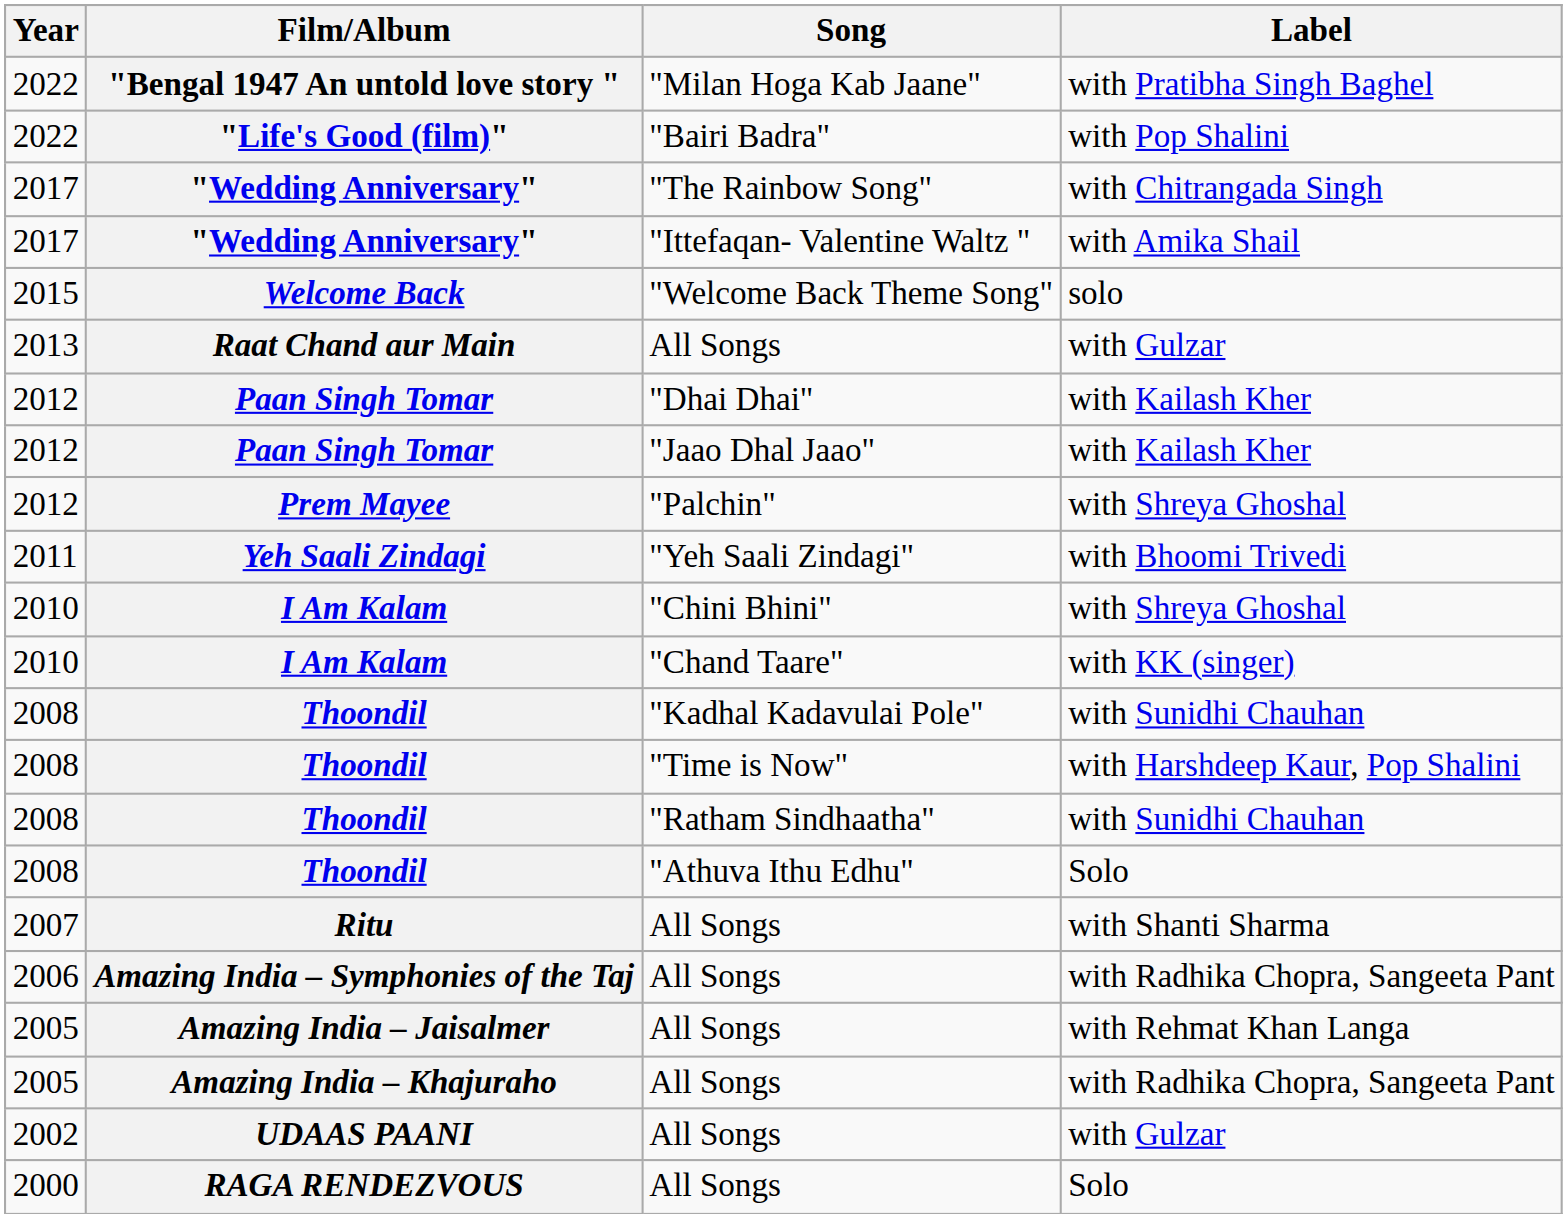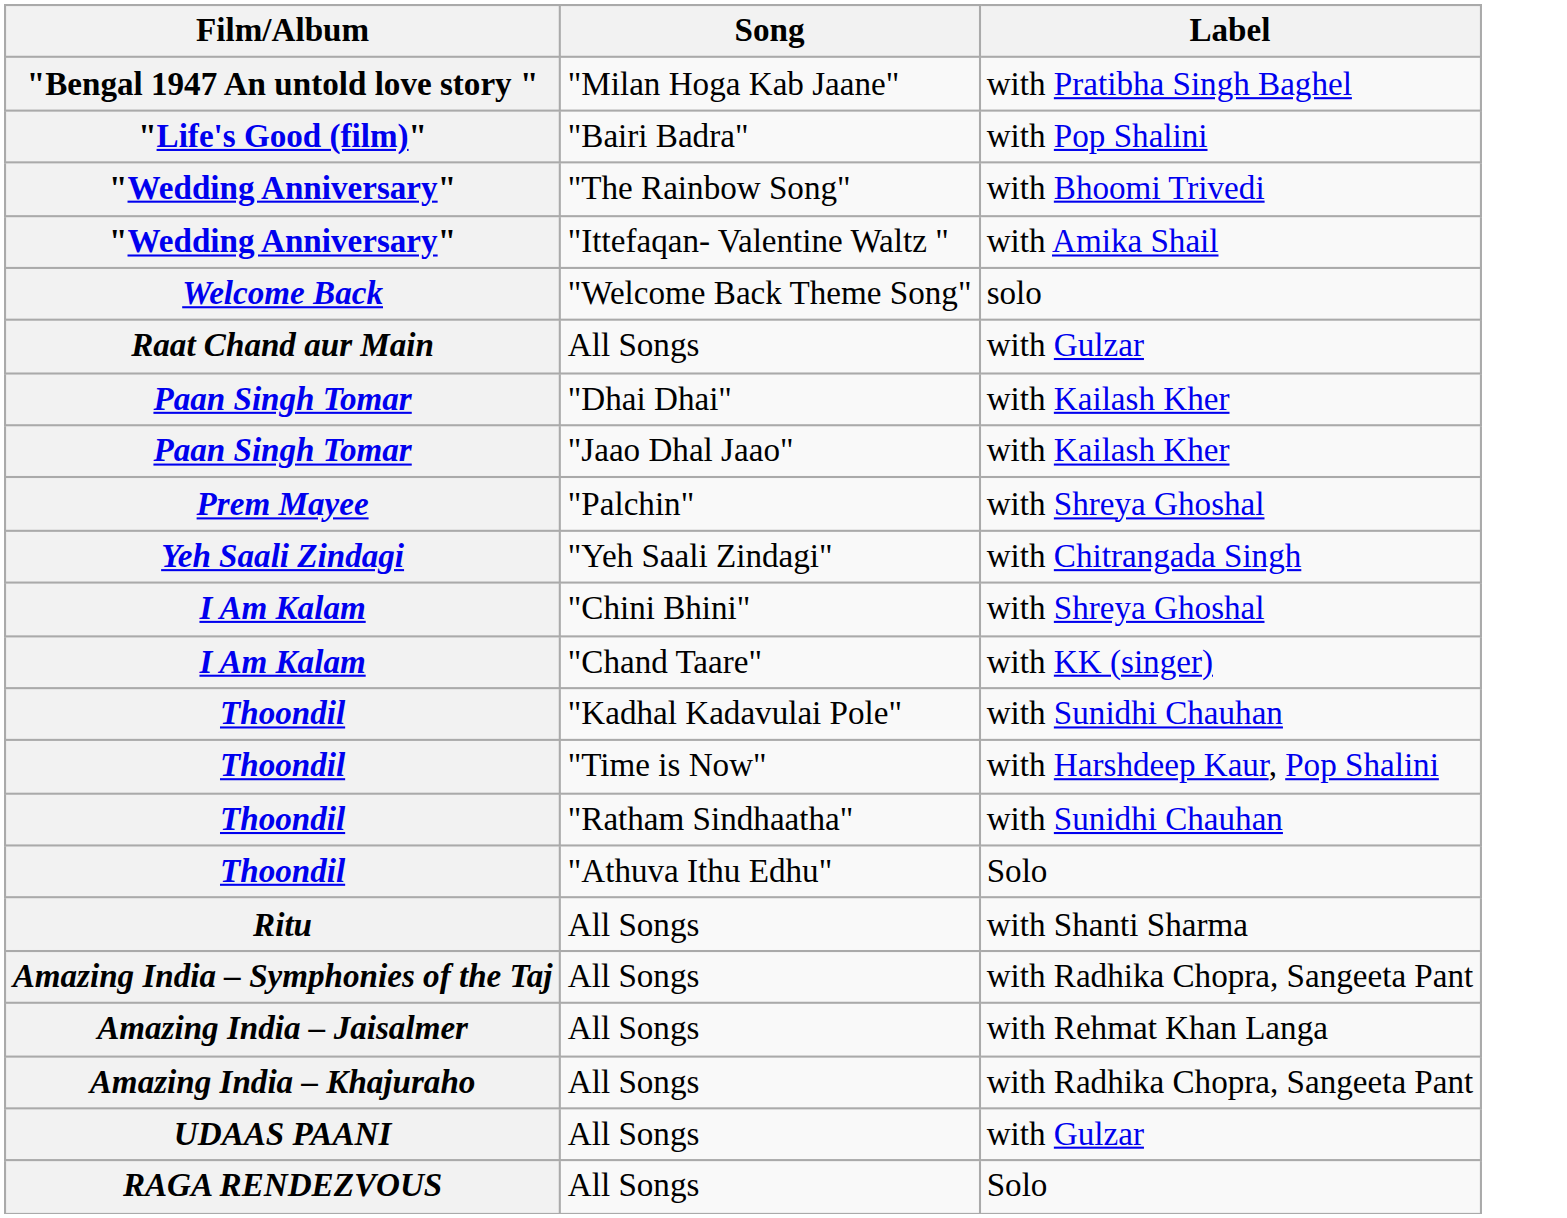- column: (46, 30)
(1225, 188) with Chitrangada Singh -> (1126, 188) with Bhoomi Trivedi
(1207, 556) with Bhoomi Trivedi -> (1144, 556) with Chitrangada Singh
